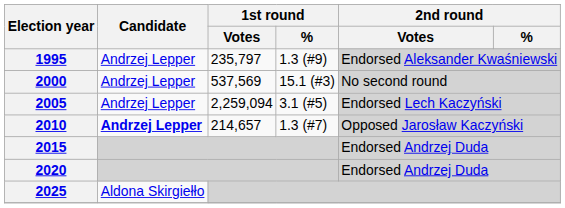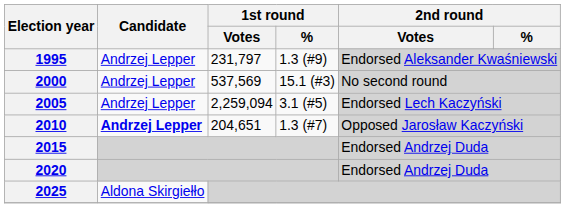(236, 59) 235,797 -> (236, 59) 231,797
(236, 125) 214,657 -> (236, 125) 204,651
